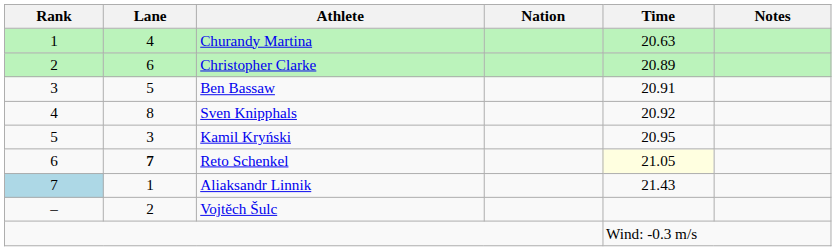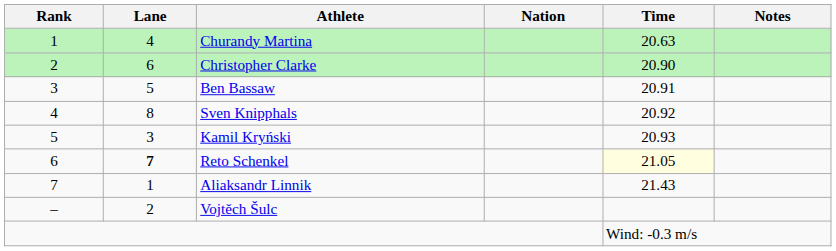(658, 64) 20.89 -> (658, 64) 20.90
(658, 137) 20.95 -> (658, 137) 20.93
(54, 185) lightblue background -> (54, 185) no background
